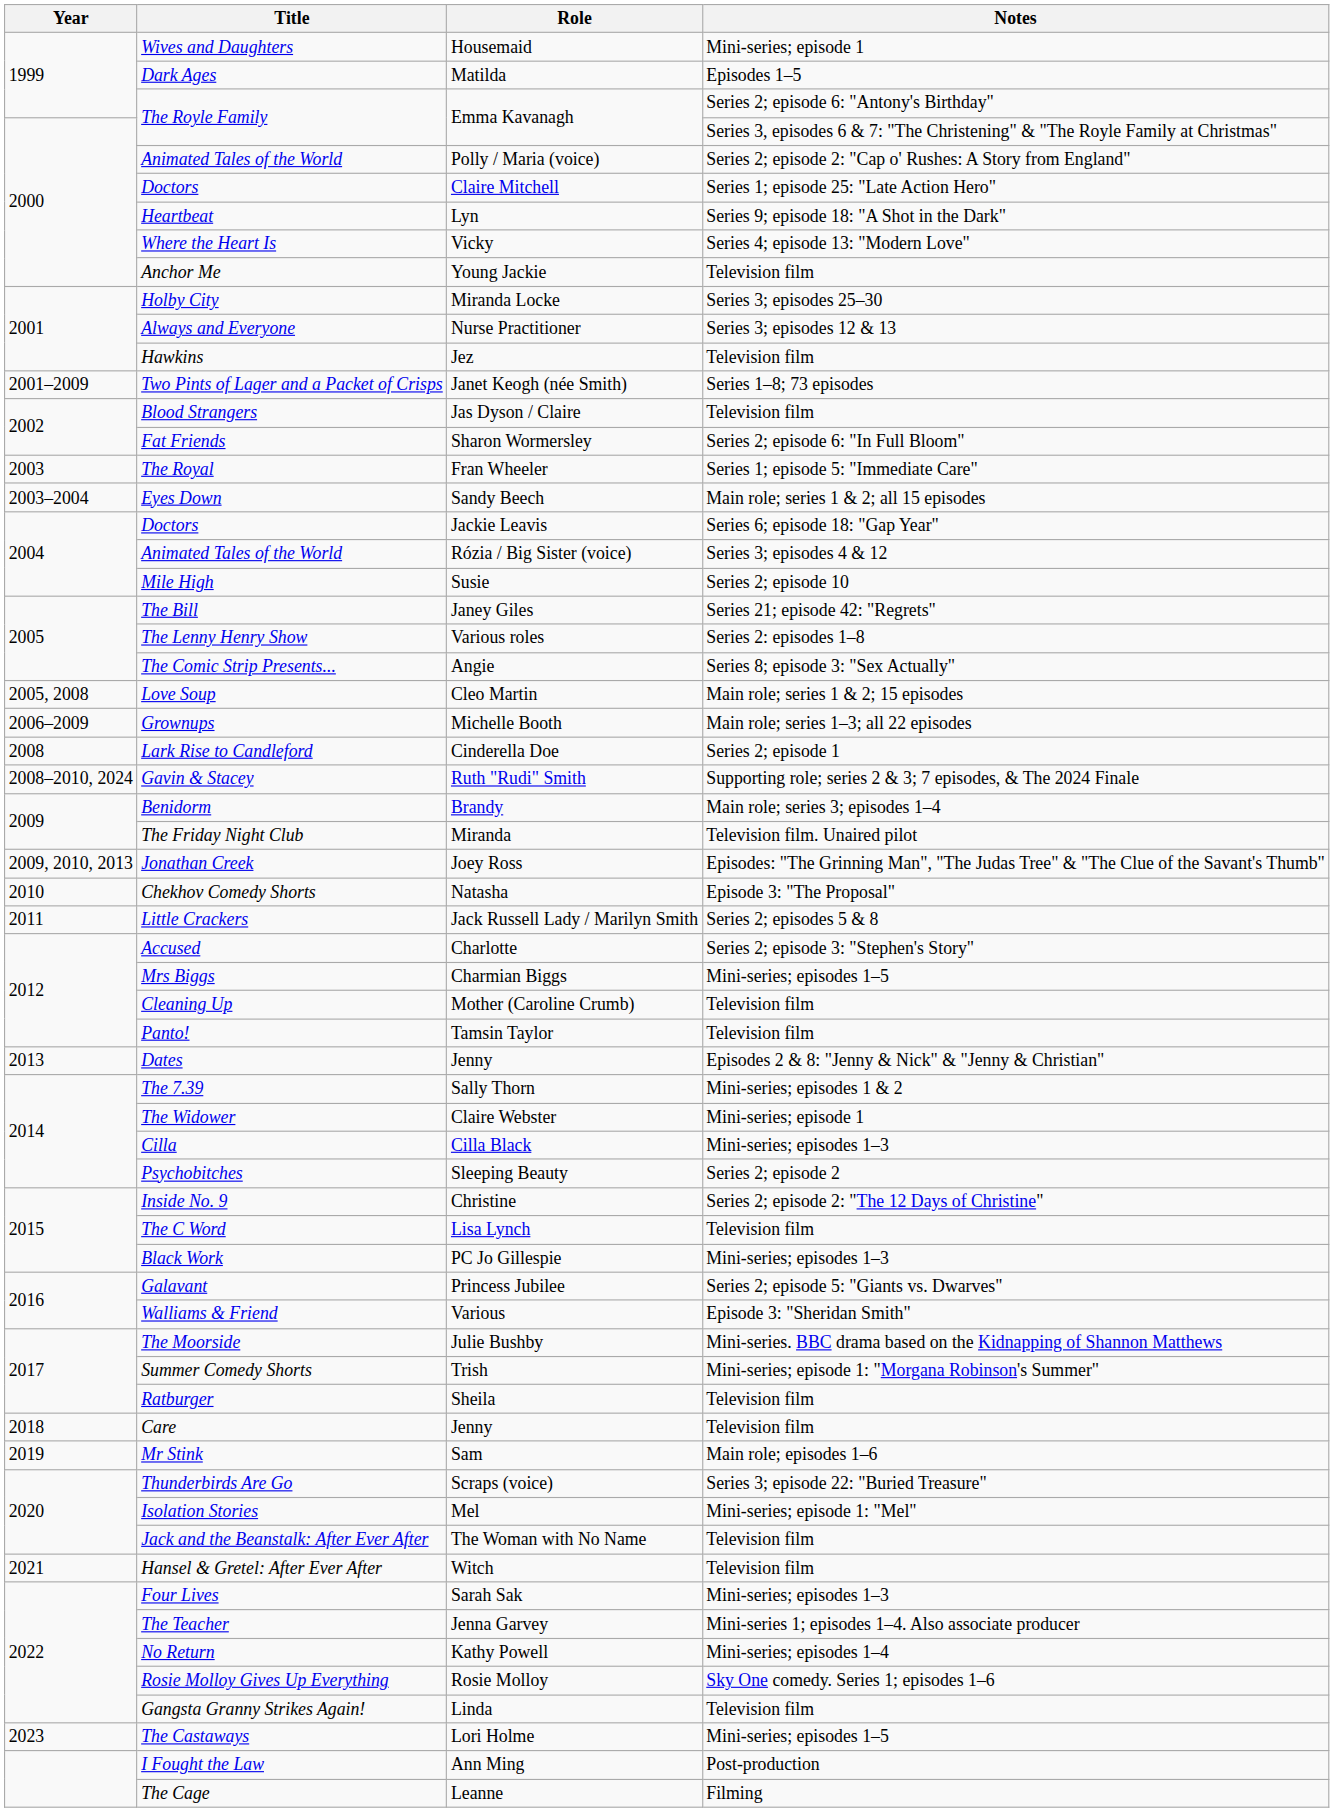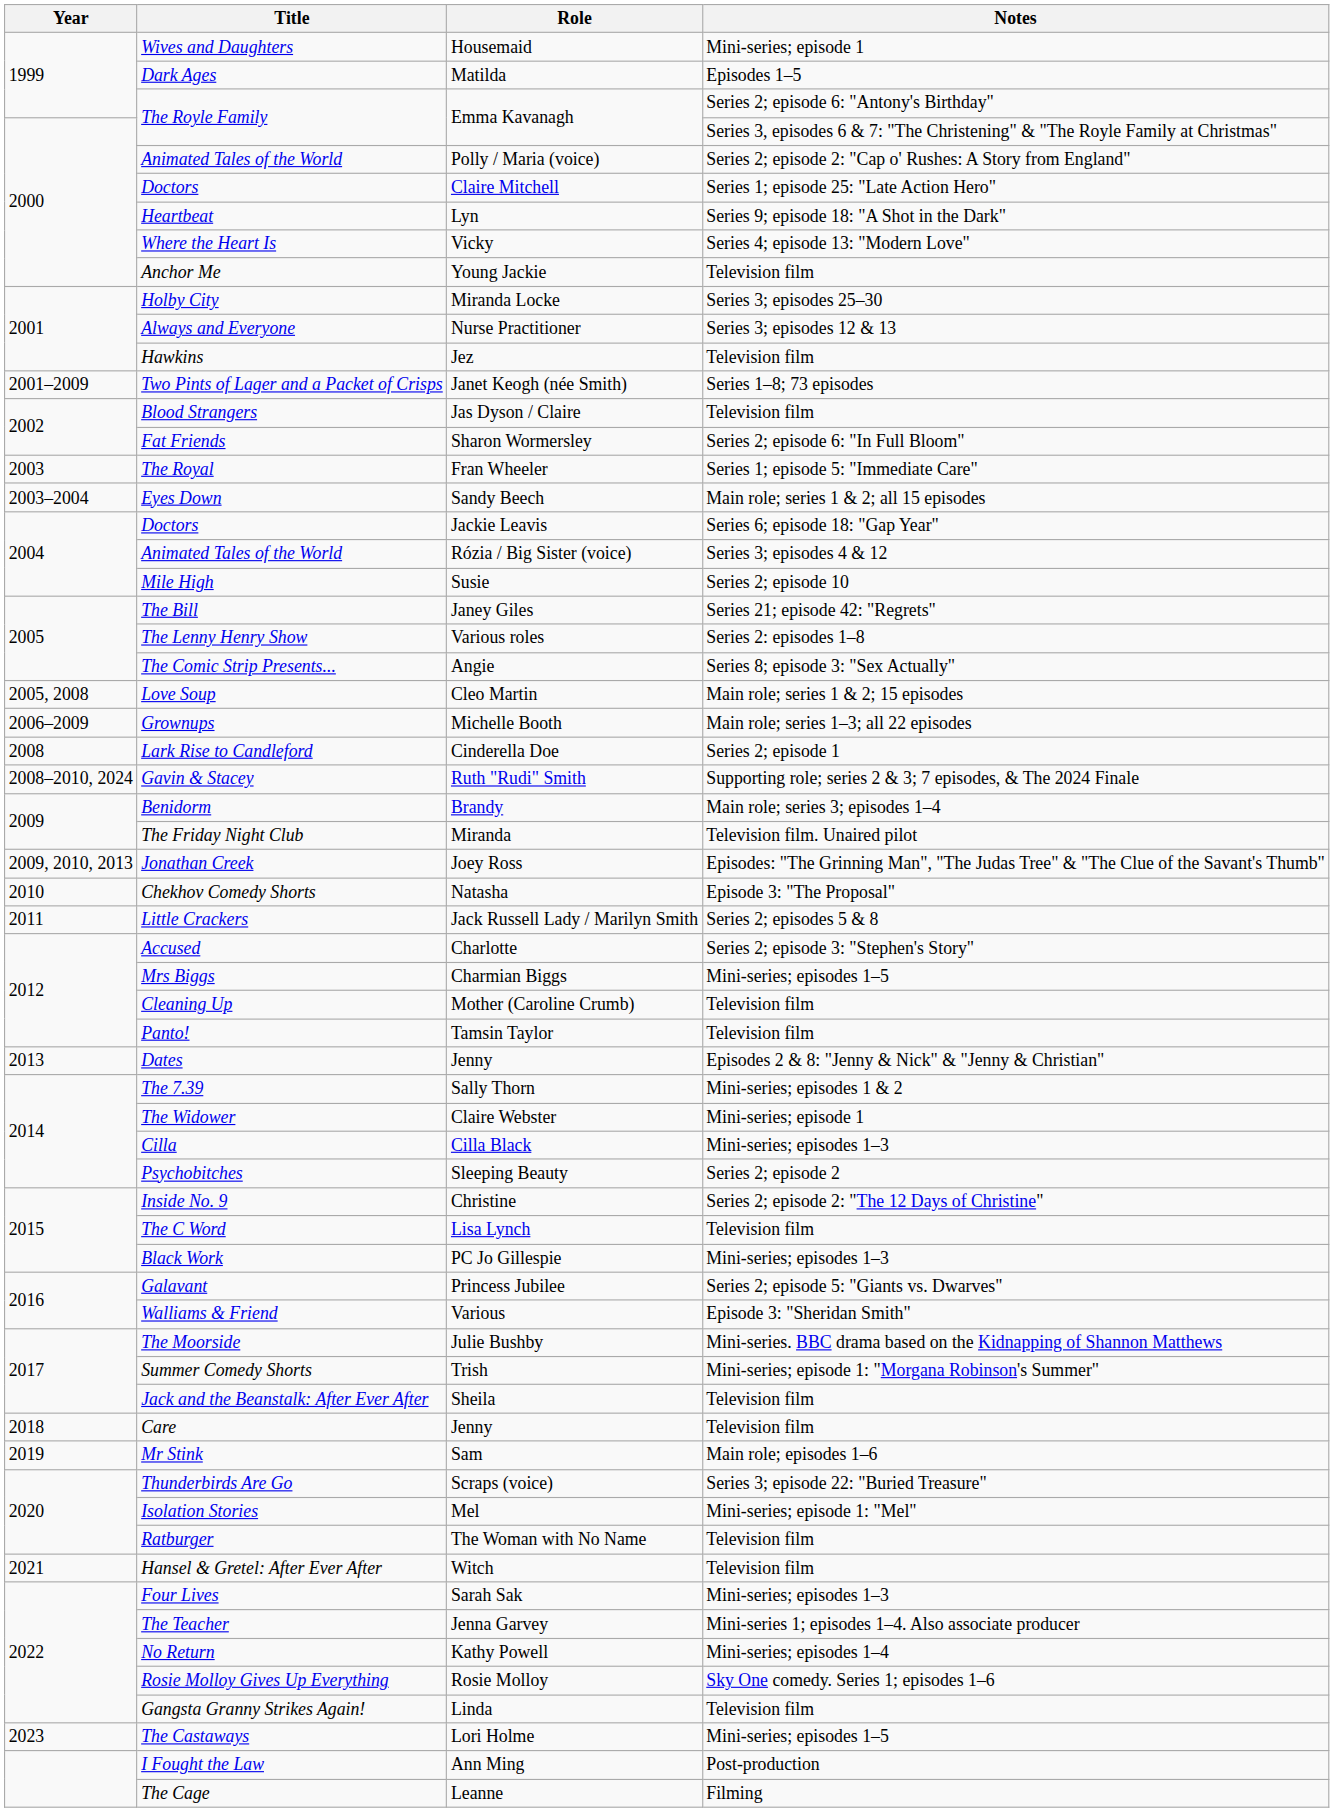(177, 1398) Ratburger -> (285, 1398) Jack and the Beanstalk: After Ever After
(285, 1539) Jack and the Beanstalk: After Ever After -> (177, 1539) Ratburger
